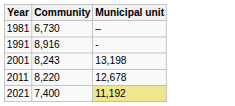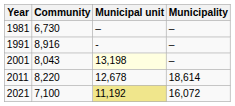+ column: (198, 12)
(47, 61) 8,243 -> (47, 61) 8,043
(111, 61) no background -> (111, 61) lightyellow background
(47, 93) 7,400 -> (47, 93) 7,100
